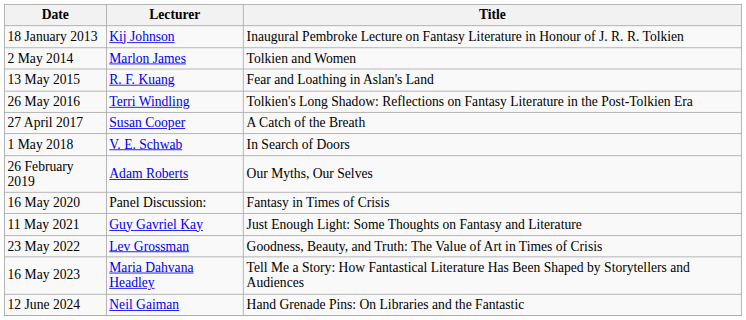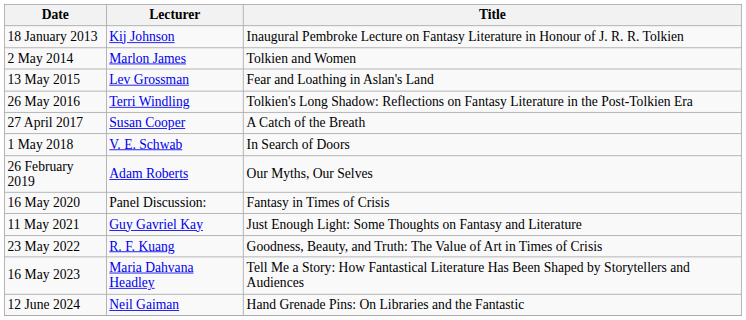(142, 79) R. F. Kuang -> (149, 79) Lev Grossman
(149, 246) Lev Grossman -> (142, 246) R. F. Kuang
